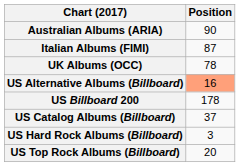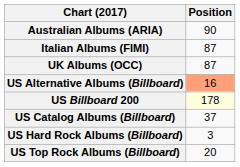(210, 65) 78 -> (210, 65) 87
(210, 100) no background -> (210, 100) lightyellow background
